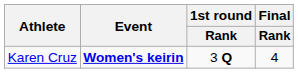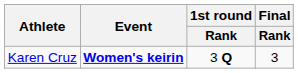(275, 58) 4 -> (275, 58) 3
